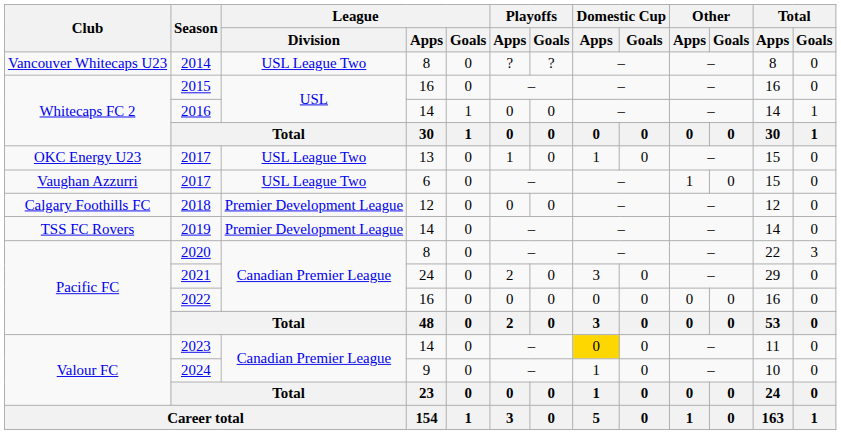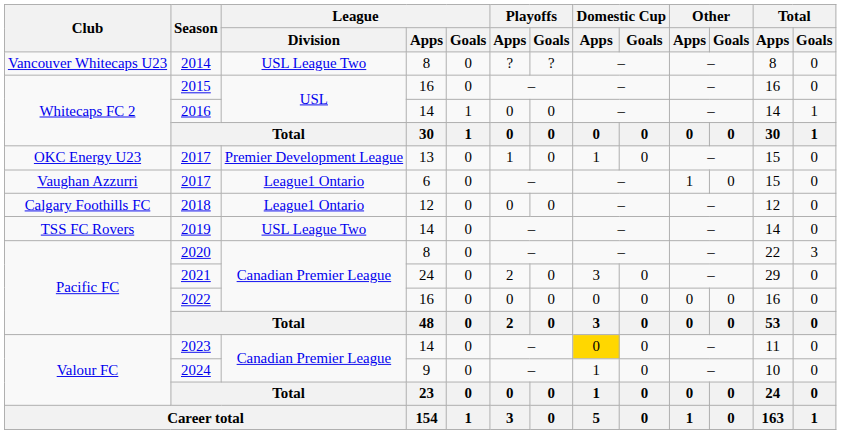(314, 157) USL League Two -> (314, 157) Premier Development League
(314, 181) USL League Two -> (314, 181) League1 Ontario
(314, 205) Premier Development League -> (314, 205) League1 Ontario
(314, 228) Premier Development League -> (314, 228) USL League Two
